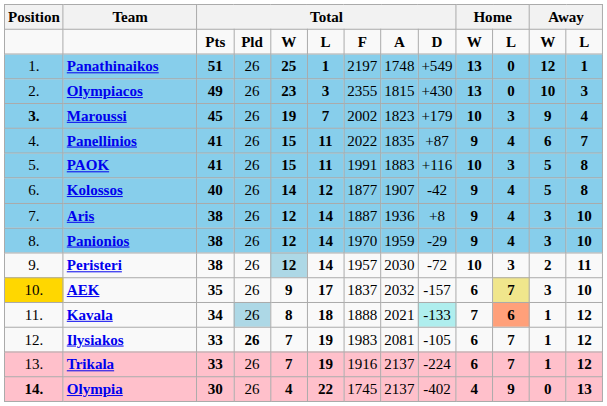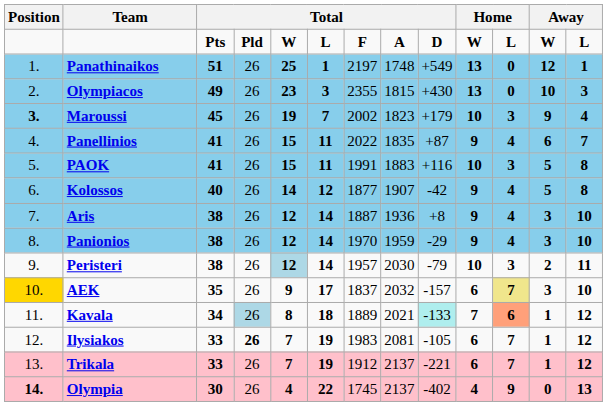(437, 265) -72 -> (437, 265) -79
(362, 314) 1888 -> (362, 314) 1889
(362, 364) 1916 -> (362, 364) 1912
(437, 364) -224 -> (437, 364) -221
